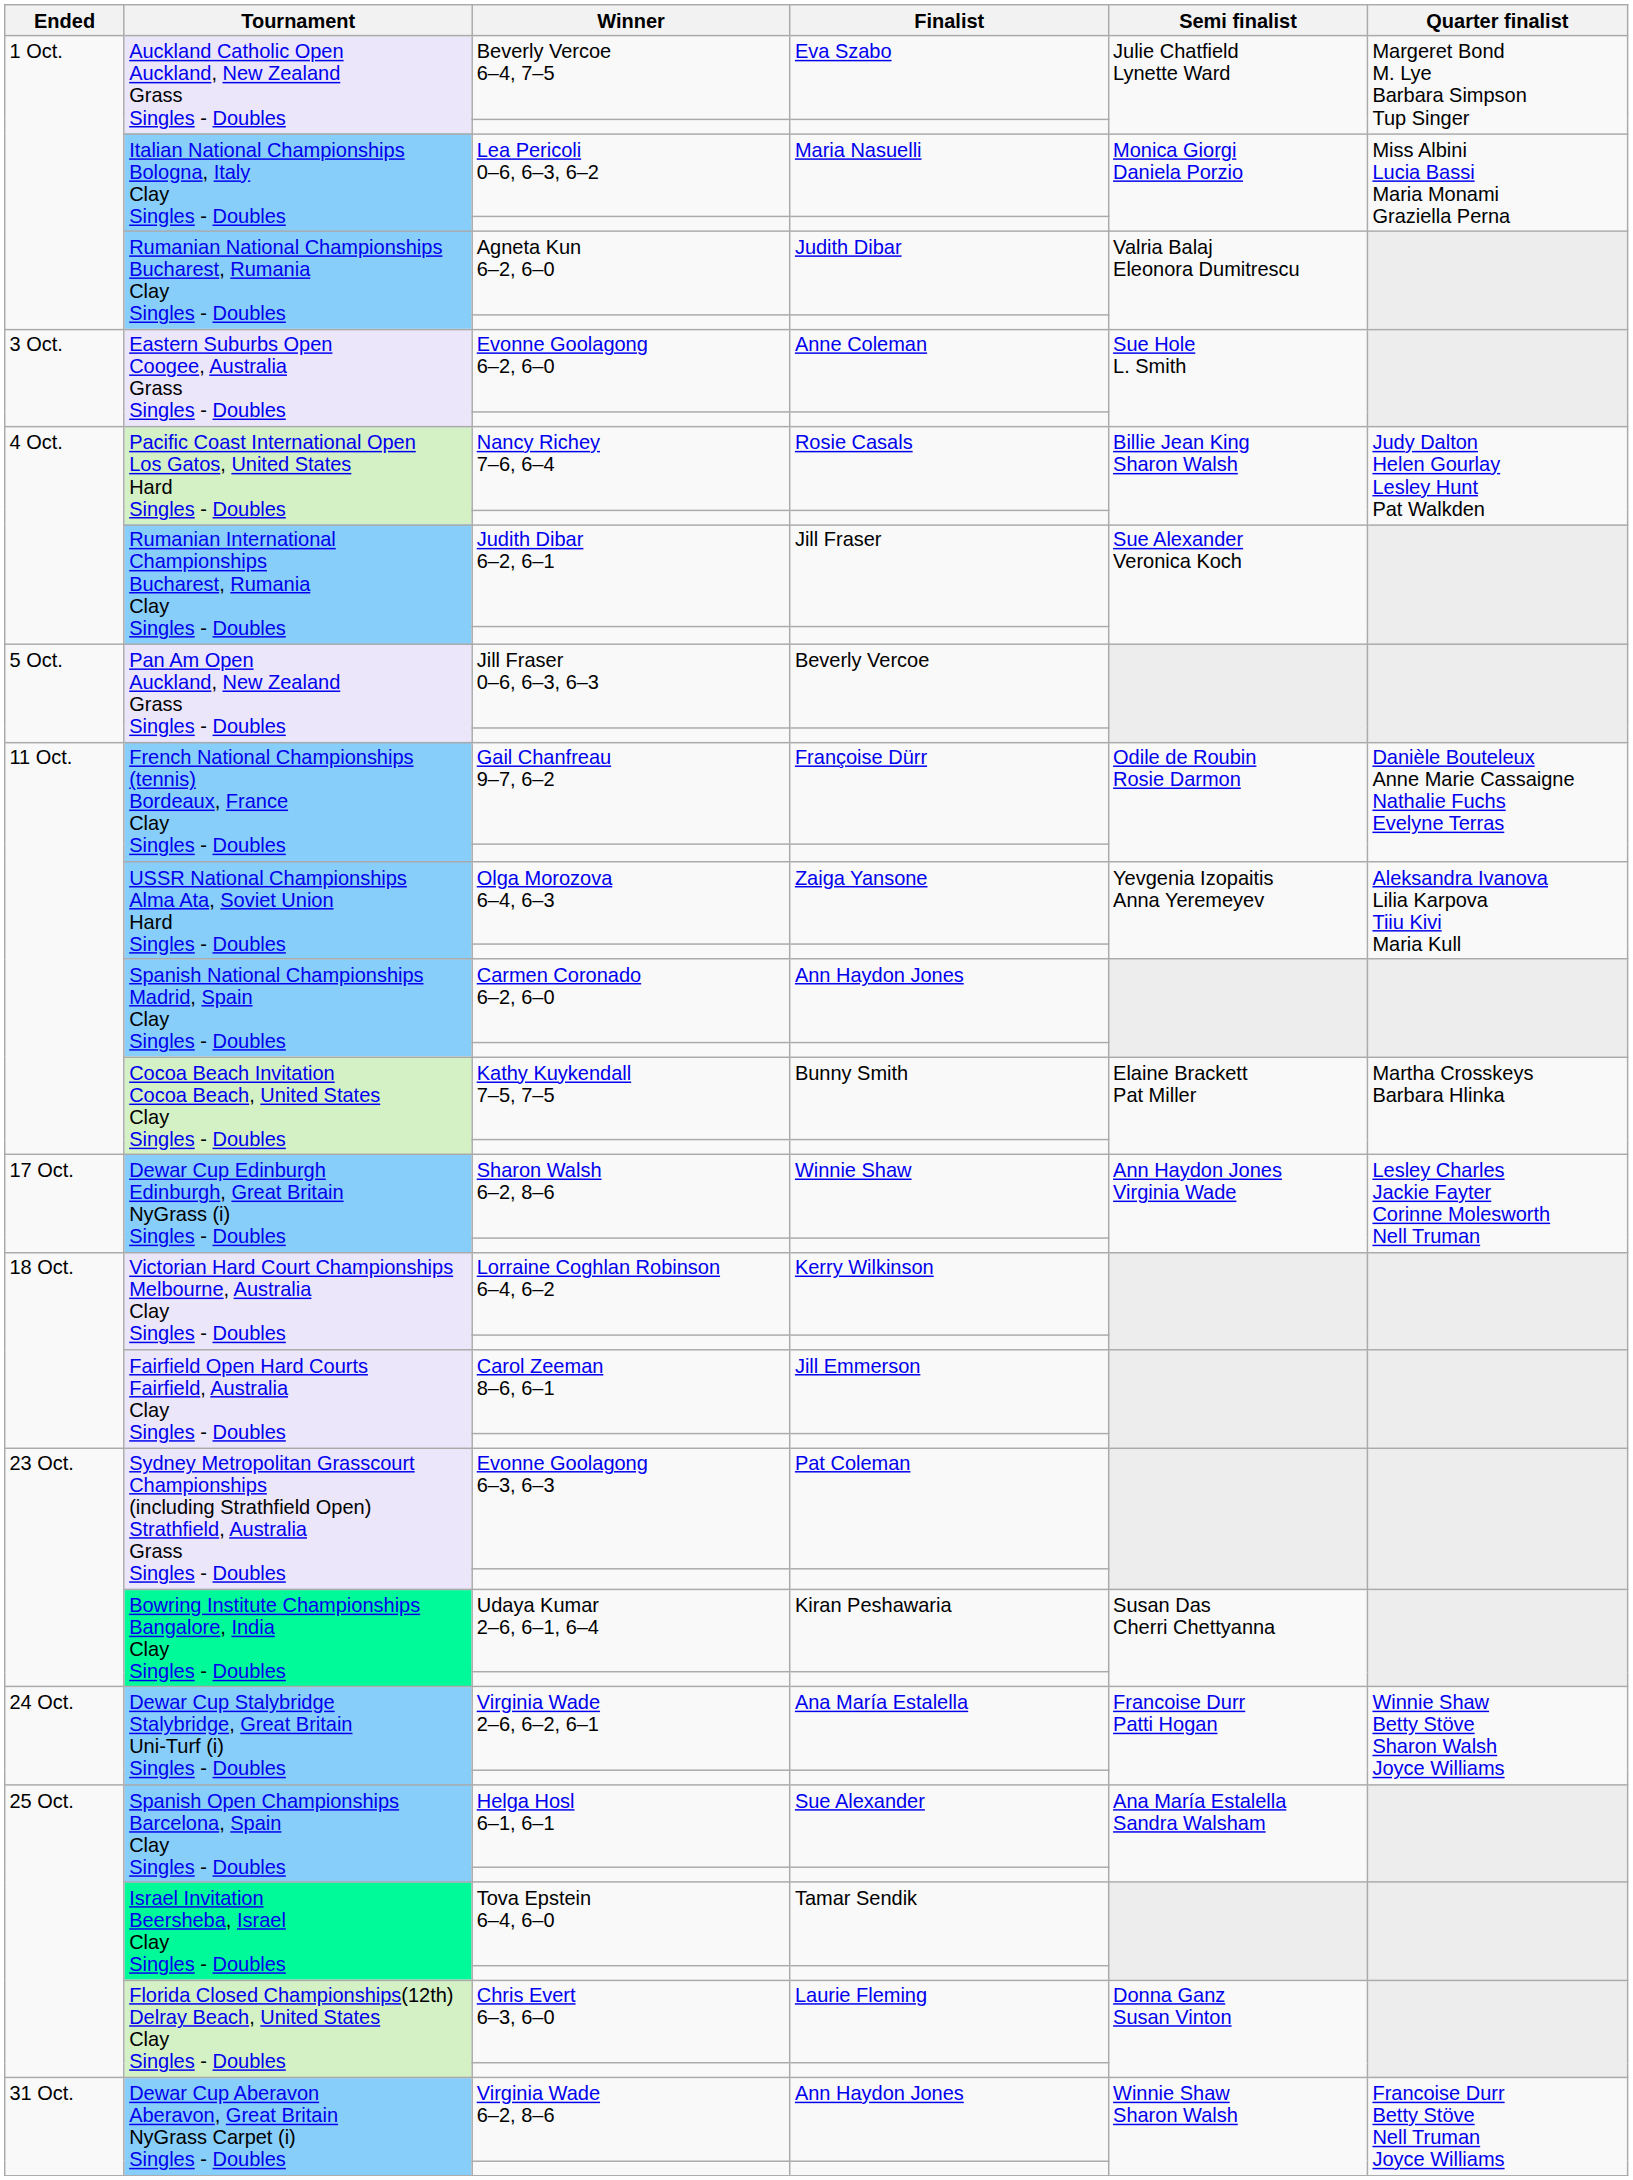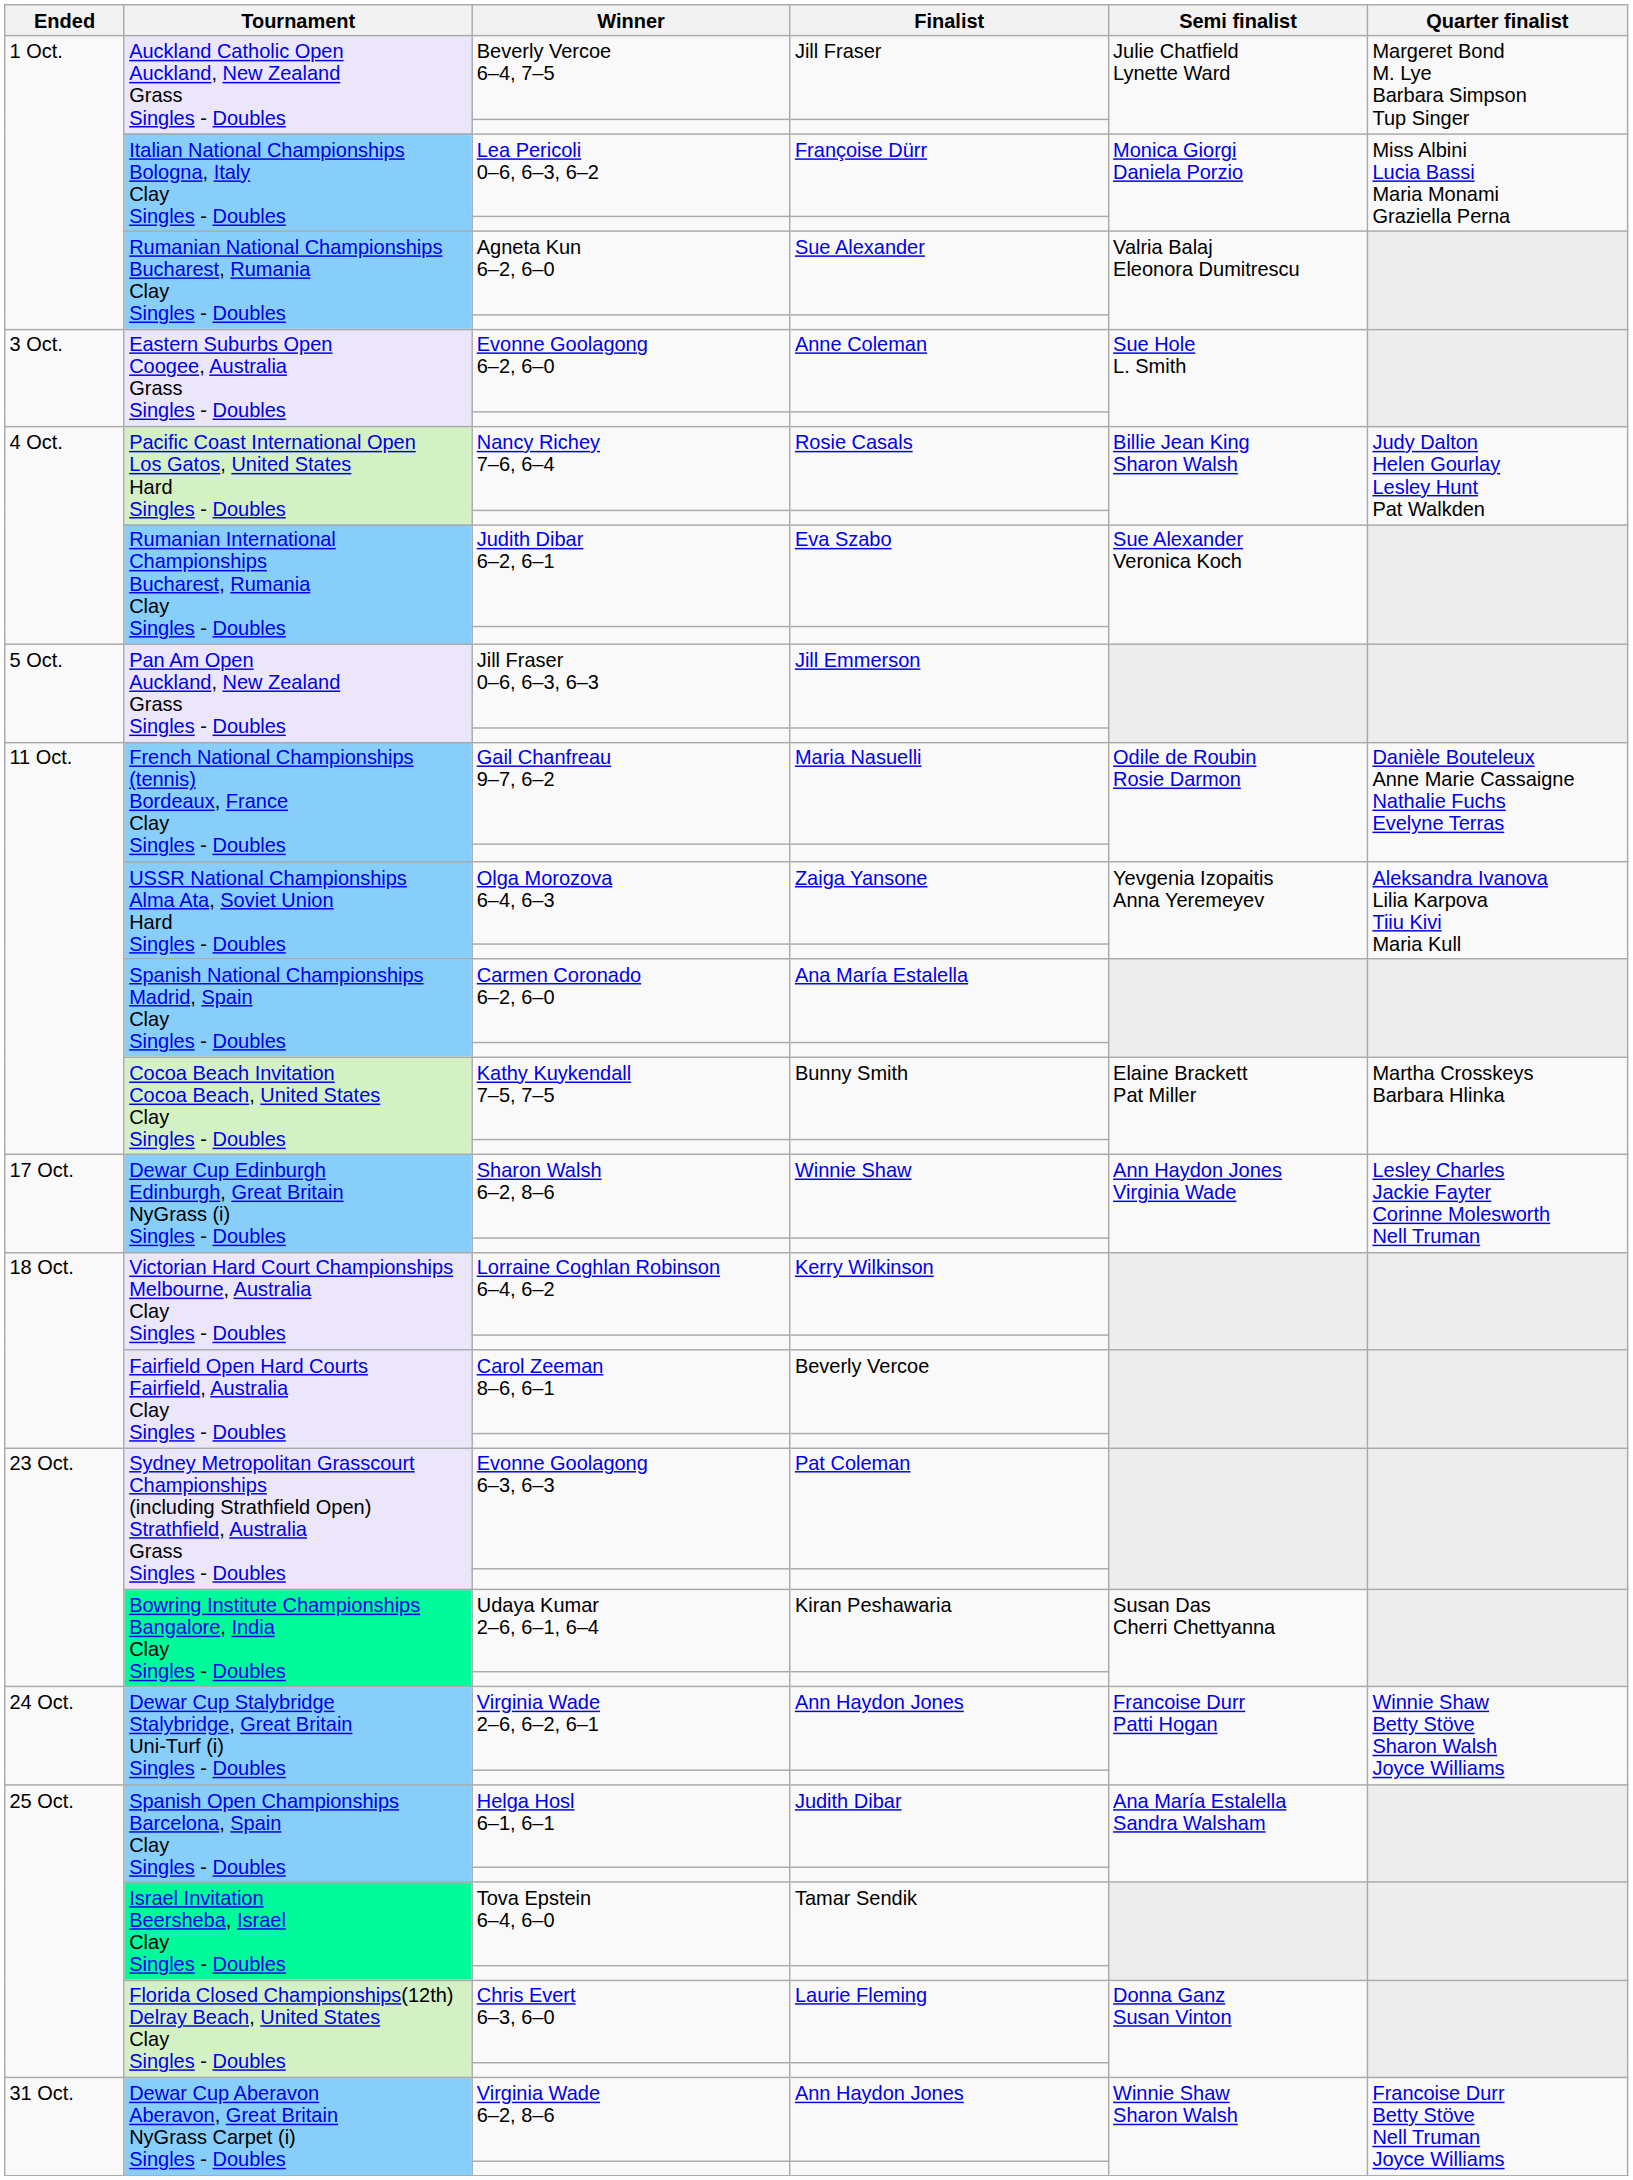(843, 52) Eva Szabo -> (838, 52) Jill Fraser
(858, 149) Maria Nasuelli -> (861, 149) Françoise Dürr
(848, 247) Judith Dibar -> (860, 247) Sue Alexander
(838, 540) Jill Fraser -> (843, 540) Eva Szabo
(862, 660) Beverly Vercoe -> (858, 660) Jill Emmerson
(861, 757) Françoise Dürr -> (858, 757) Maria Nasuelli
(879, 975) Ann Haydon Jones -> (882, 975) Ana María Estalella
(858, 1365) Jill Emmerson -> (862, 1365) Beverly Vercoe
(882, 1702) Ana María Estalella -> (879, 1702) Ann Haydon Jones
(860, 1800) Sue Alexander -> (848, 1800) Judith Dibar
